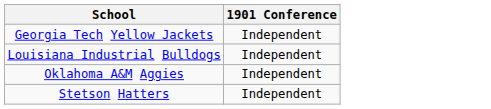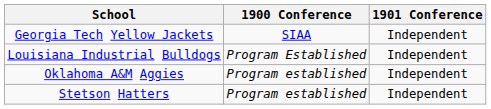+ column: (296, 14)
